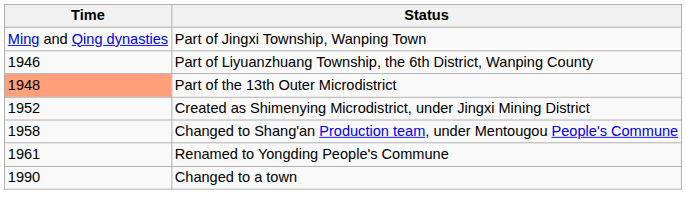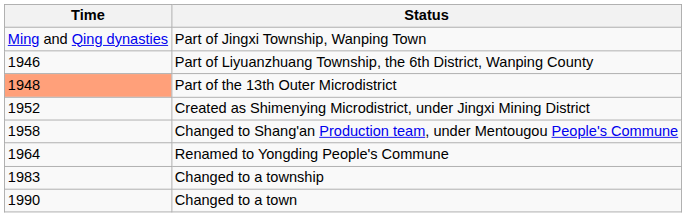(24, 154) 1961 -> (24, 154) 1964
+ row: (249, 177)
